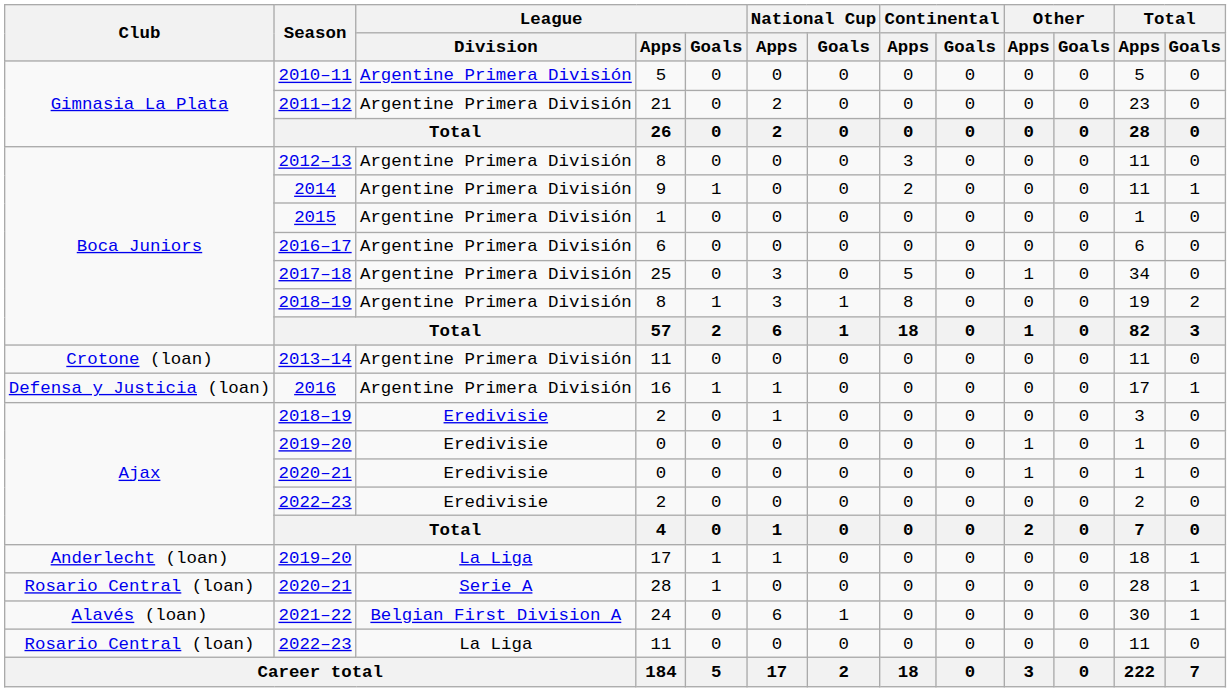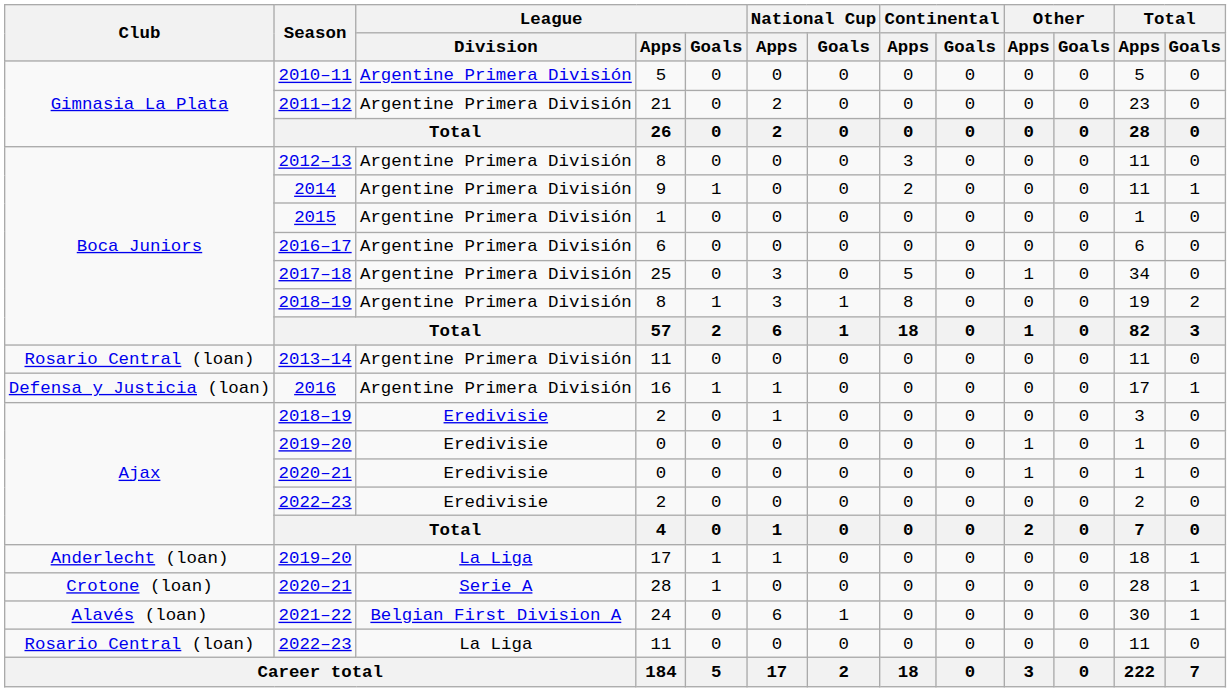(139, 360) Crotone (loan) -> (139, 360) Rosario Central (loan)
(139, 587) Rosario Central (loan) -> (139, 587) Crotone (loan)
